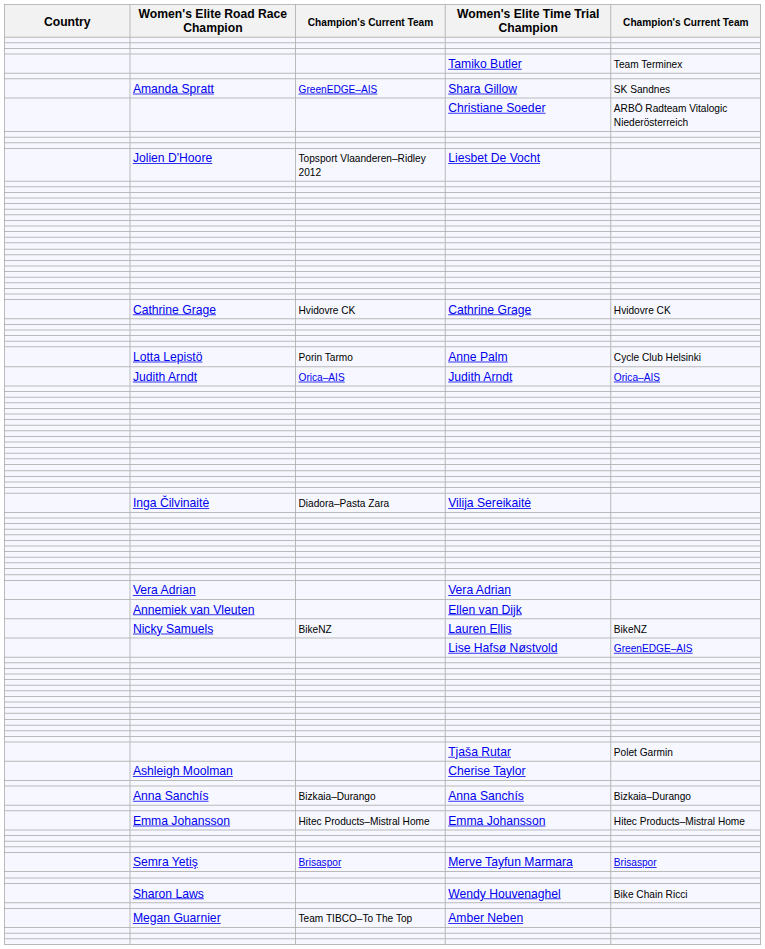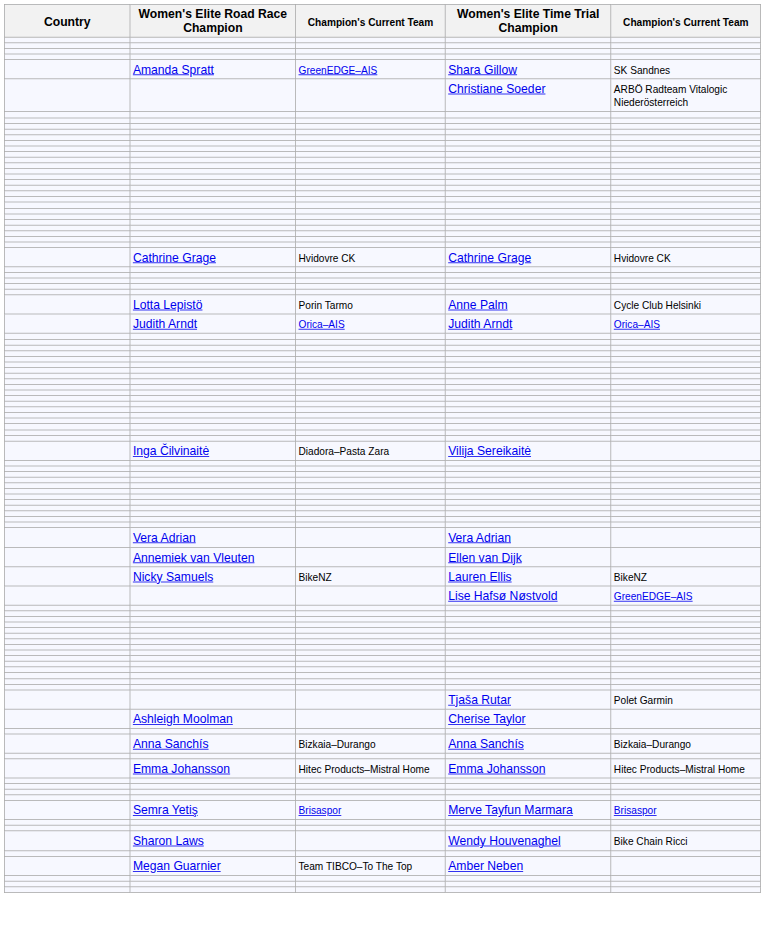- row: (213, 64)
- row: (173, 158)
